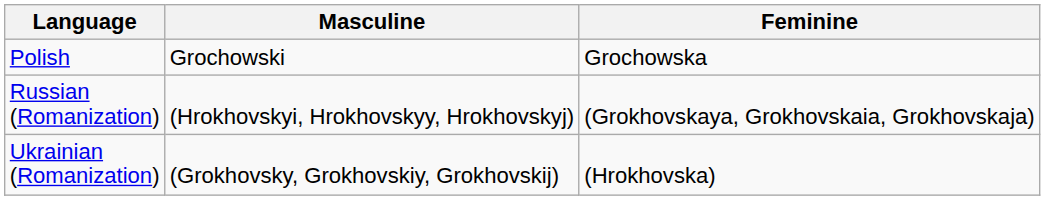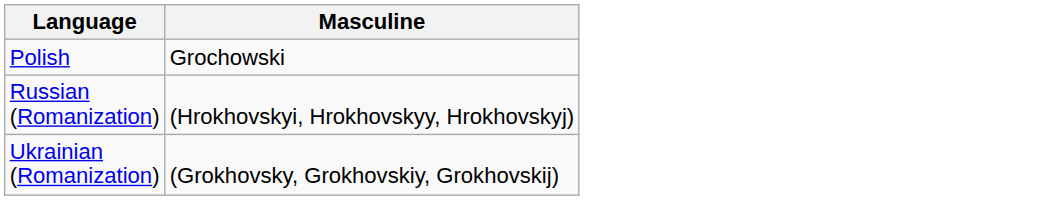- column: (809, 22)
